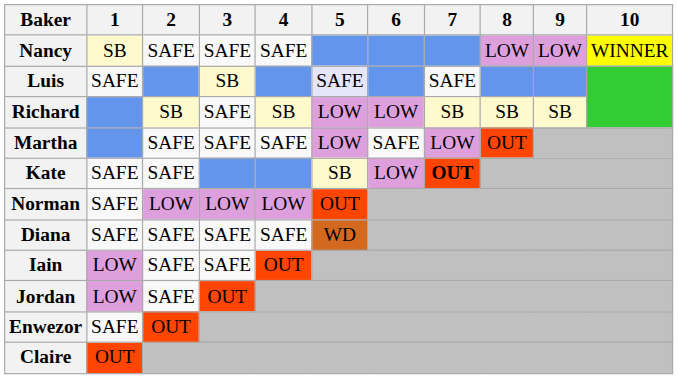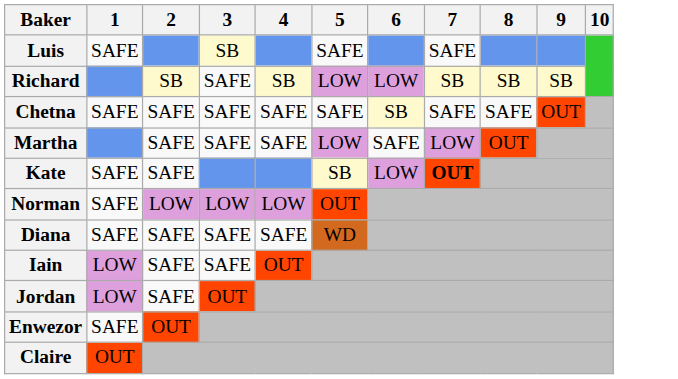- row: (46, 50)
(340, 81) lavender background -> (340, 50) no background
+ row: (46, 111)
